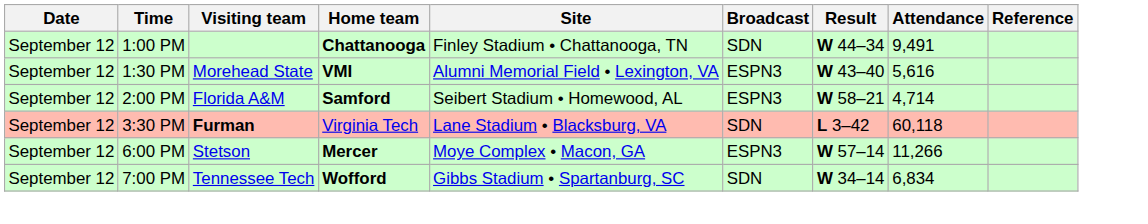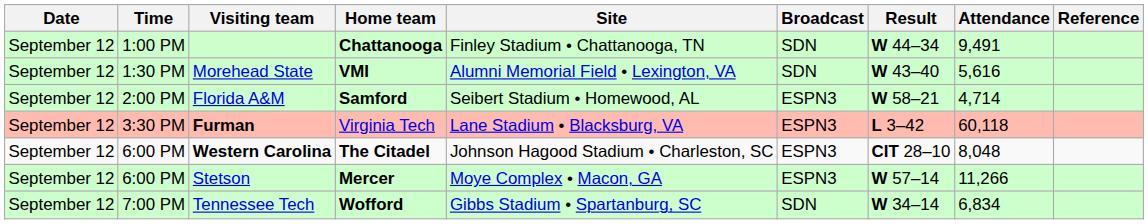(754, 72) ESPN3 -> (799, 72) SDN
(744, 125) SDN -> (809, 125) ESPN3
+ row: (262, 152)
